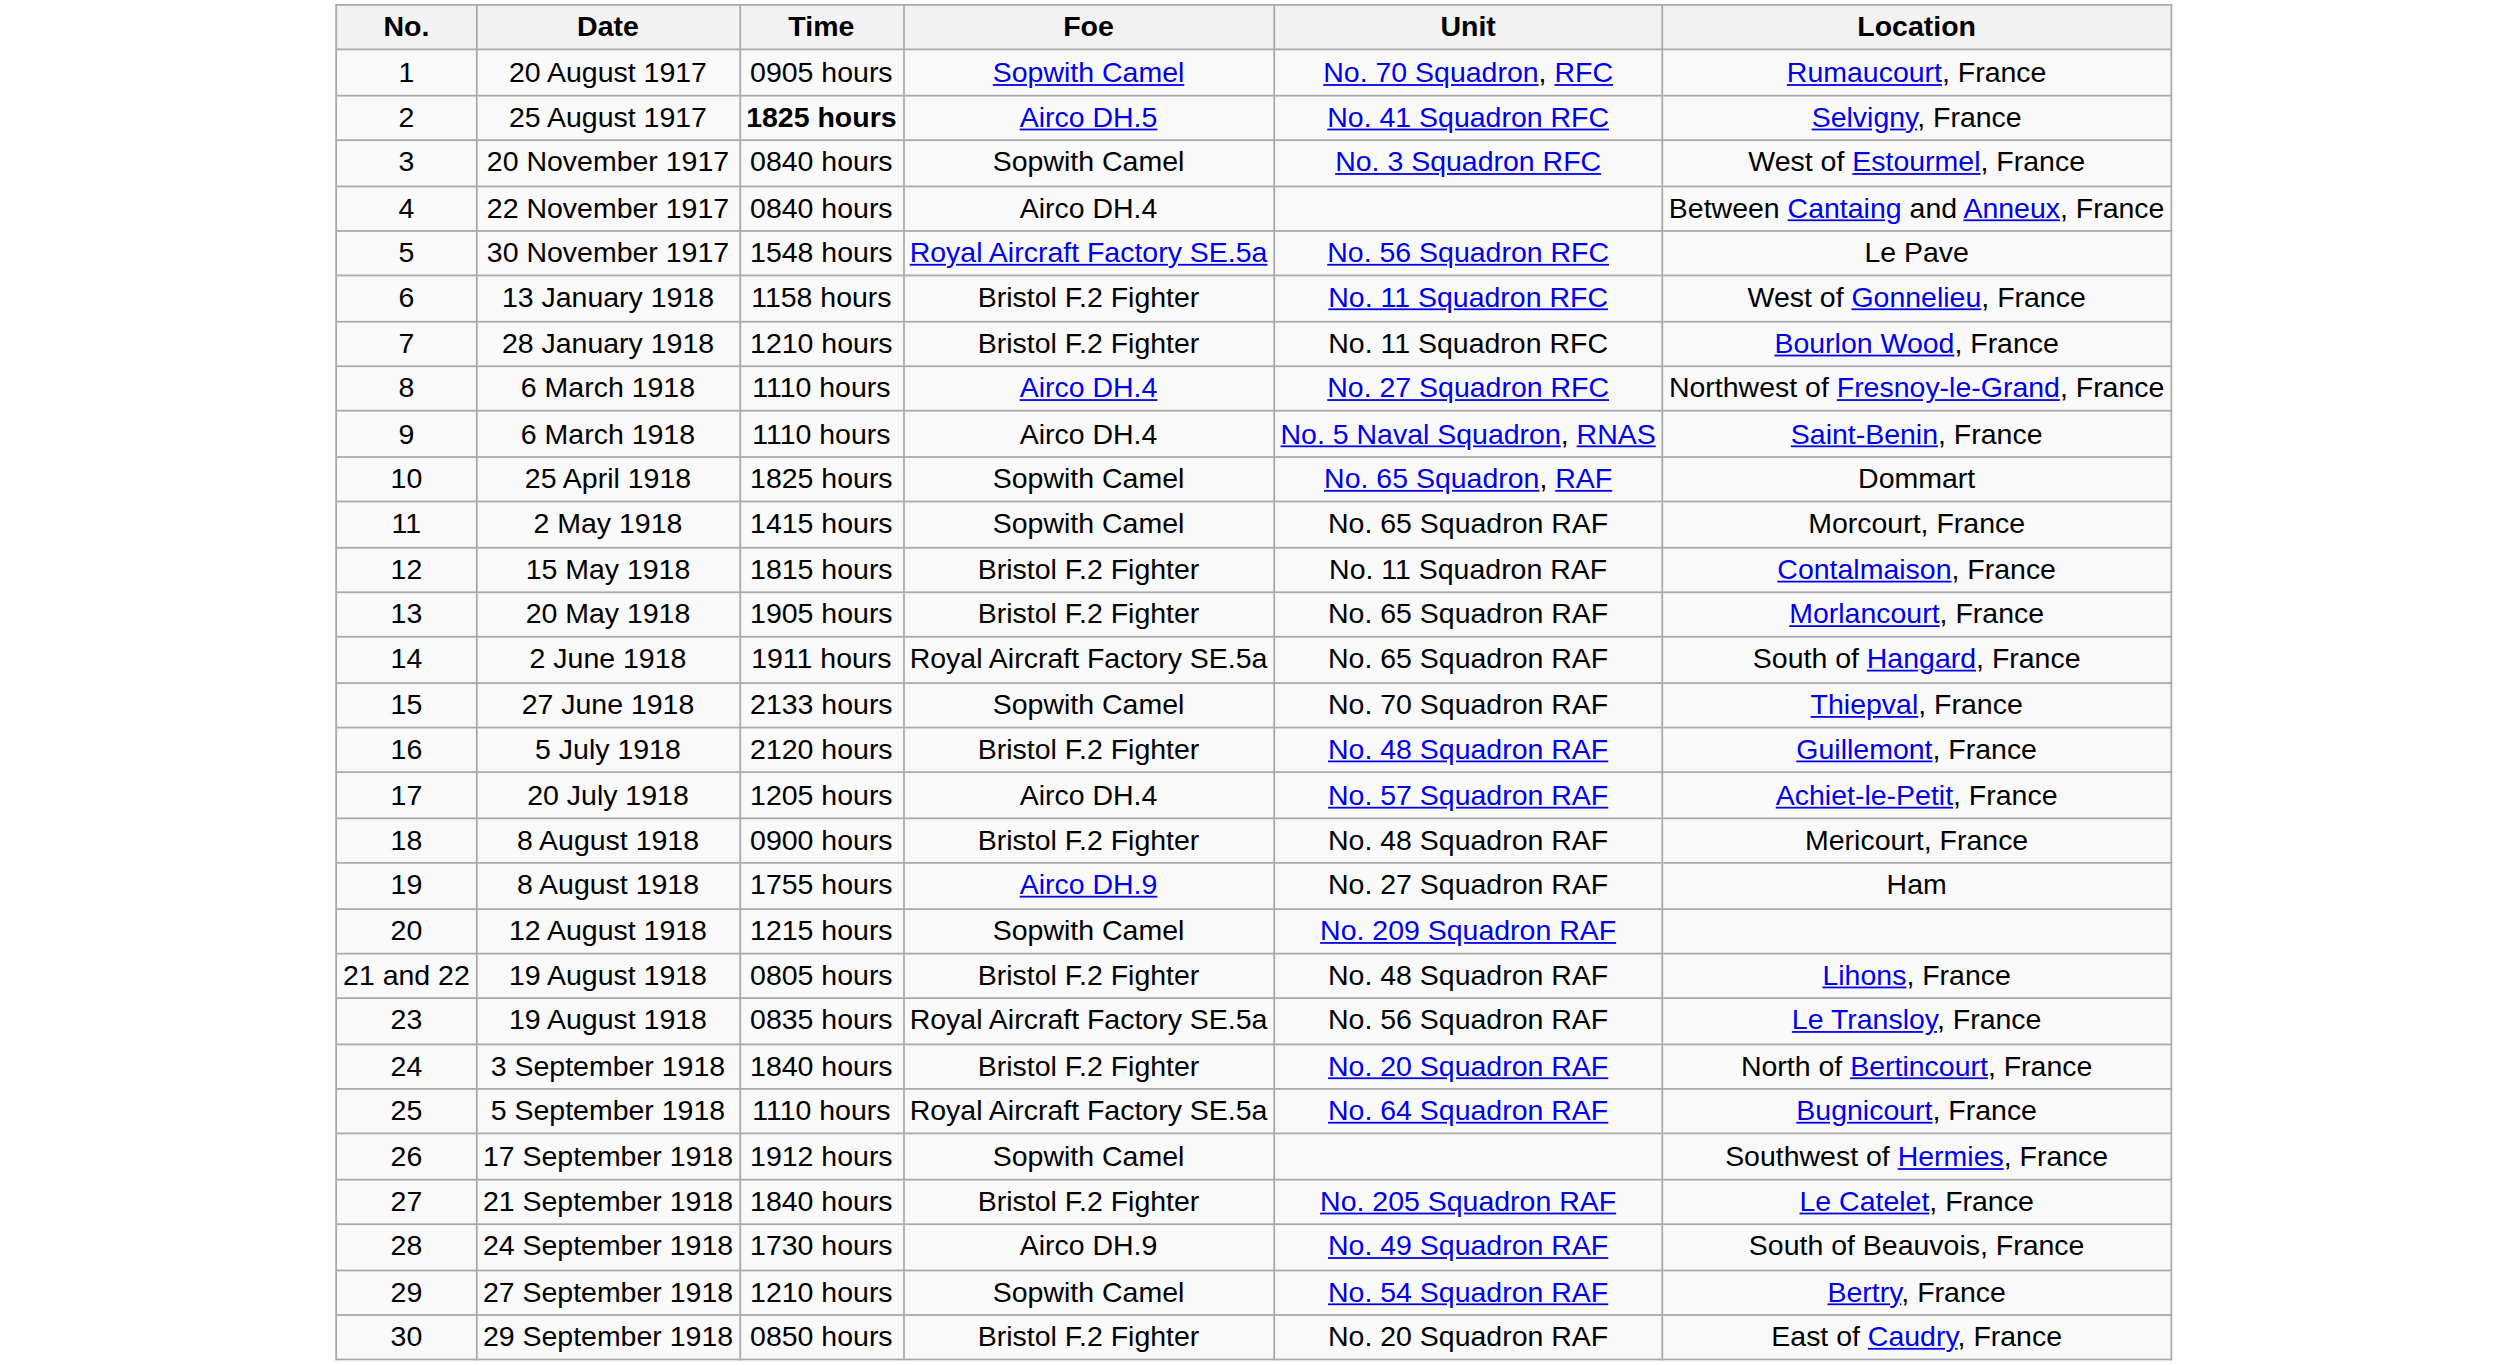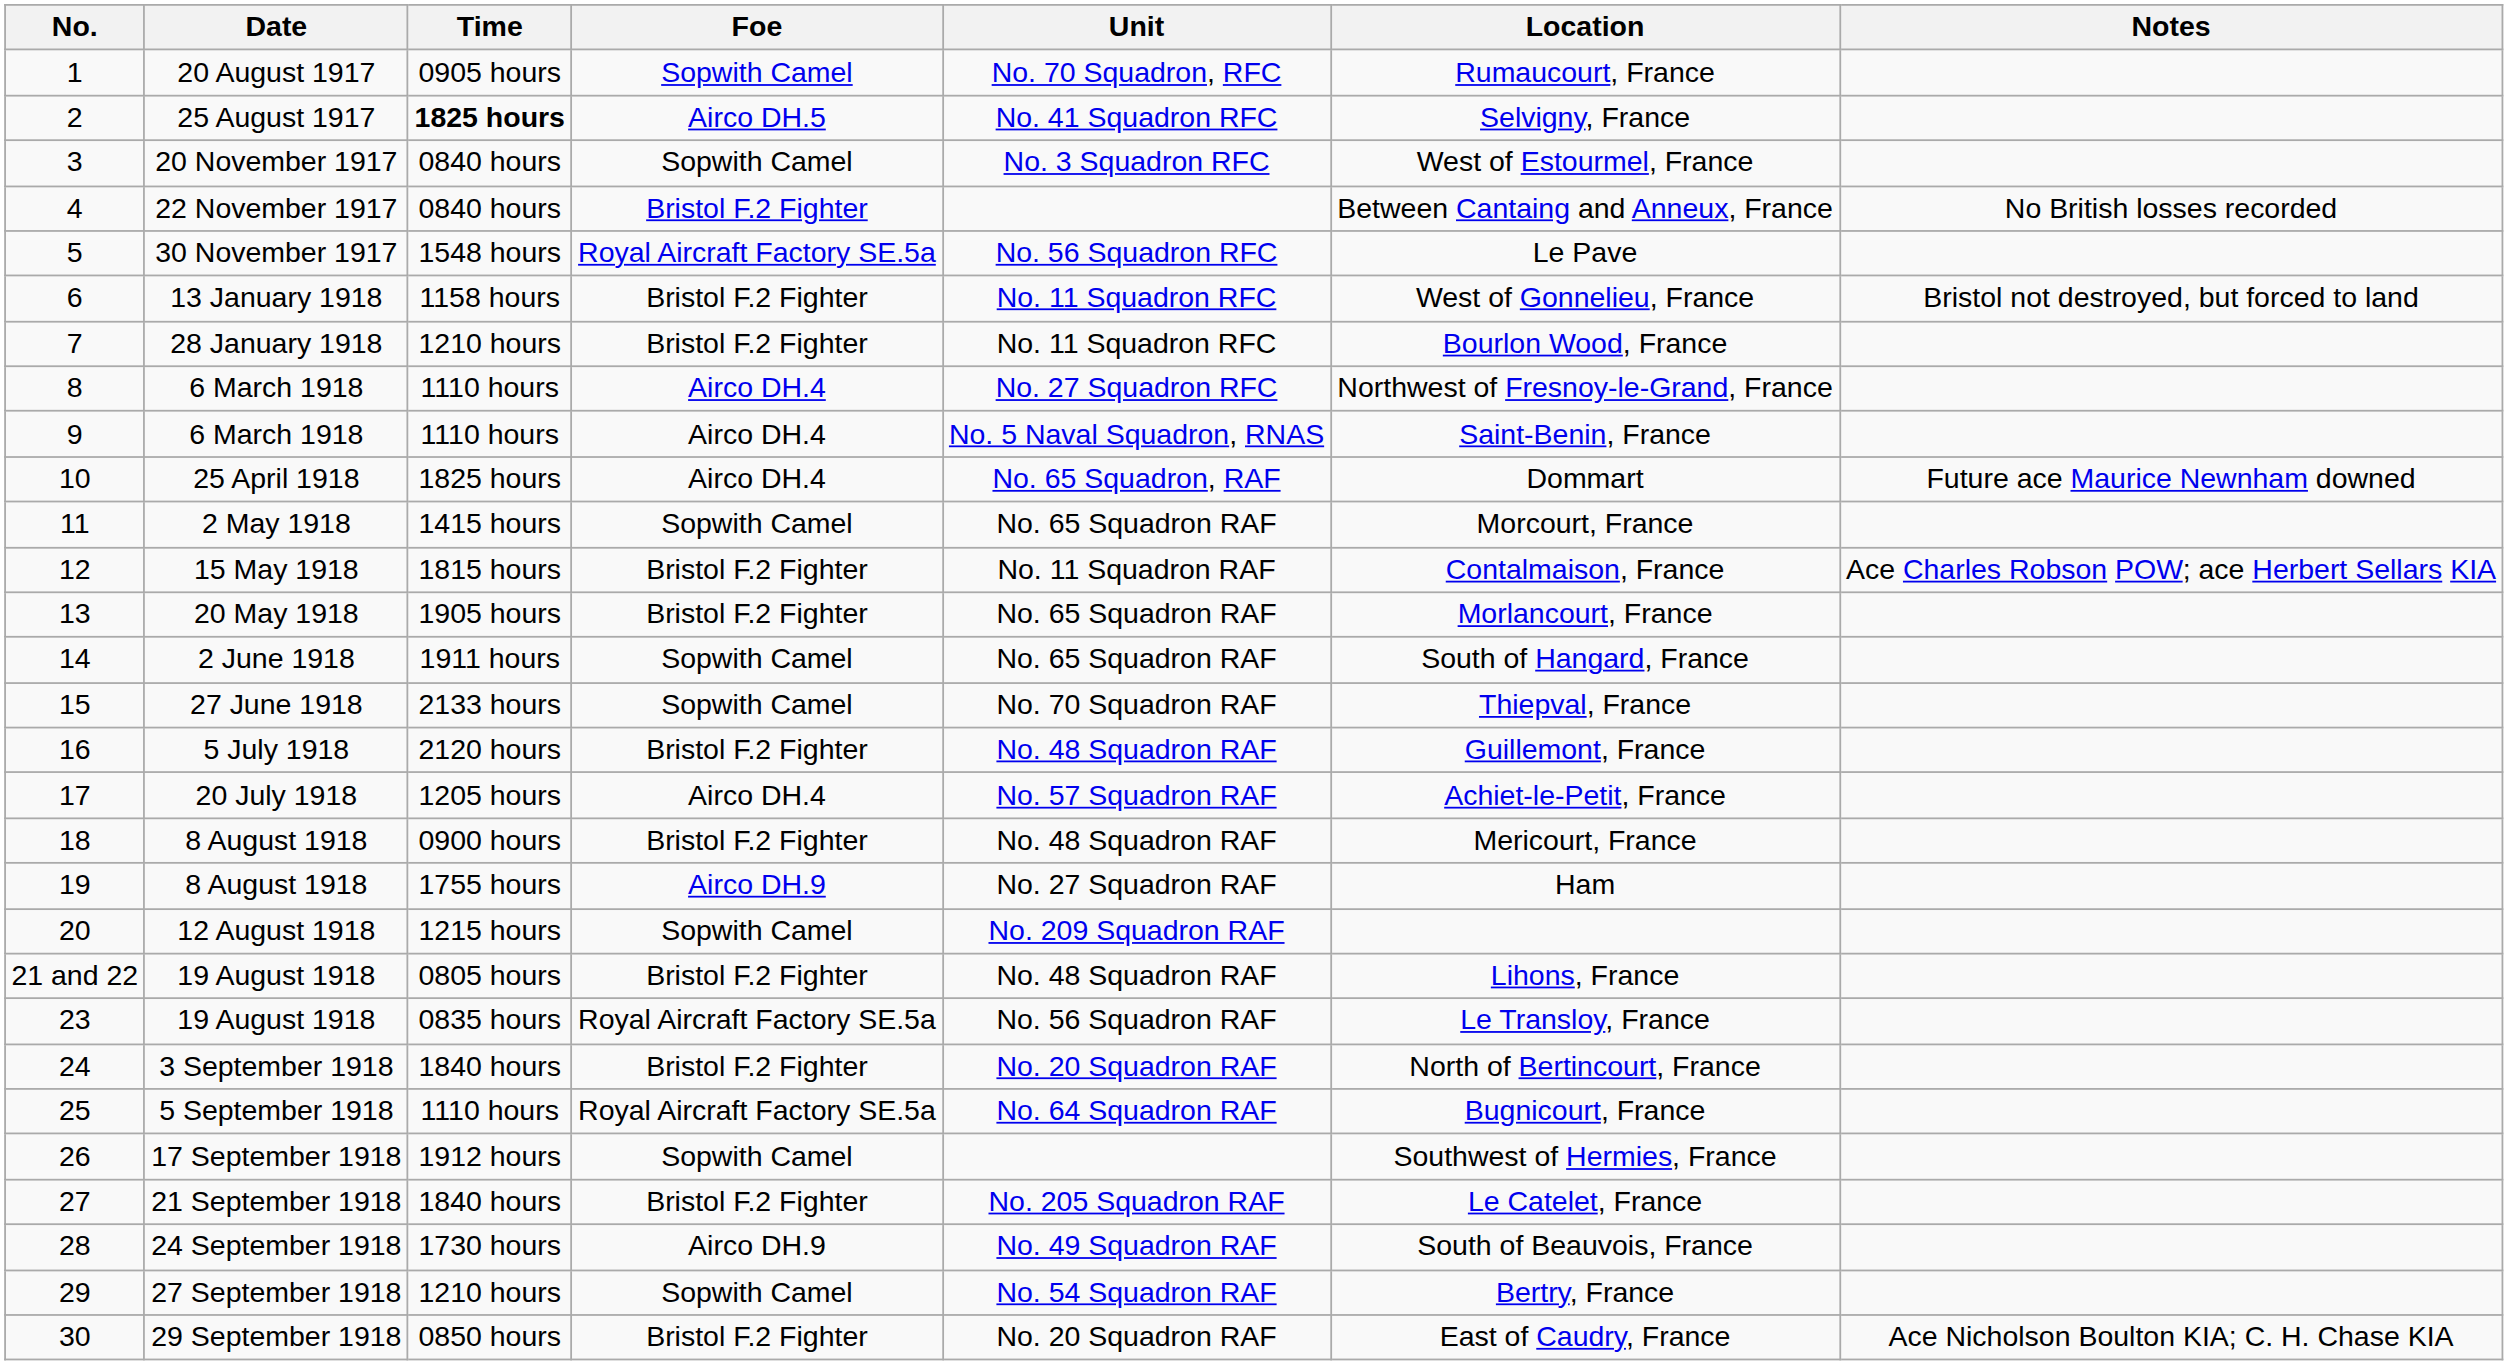+ column: (2171, 27)
(1089, 207) Airco DH.4 -> (757, 207) Bristol F.2 Fighter
(1089, 478) Sopwith Camel -> (757, 478) Airco DH.4
(1089, 659) Royal Aircraft Factory SE.5a -> (757, 659) Sopwith Camel
